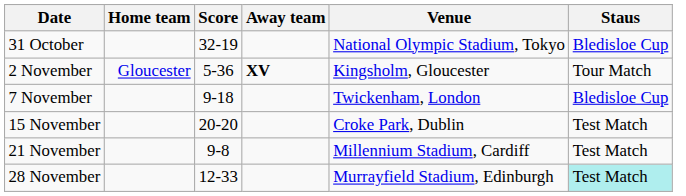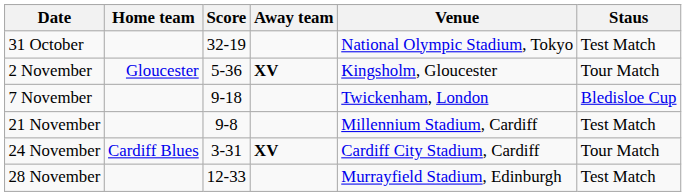(621, 44) Bledisloe Cup -> (618, 44) Test Match
- row: (54, 124)
+ row: (54, 151)
(610, 177) paleturquoise background -> (618, 177) no background
